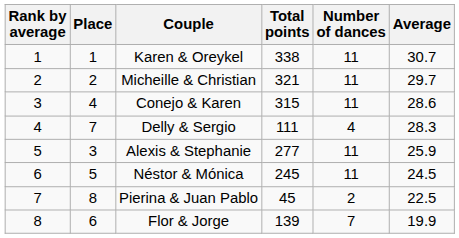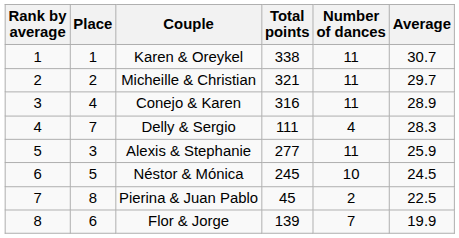(287, 103) 315 -> (287, 103) 316
(422, 103) 28.6 -> (422, 103) 28.9
(351, 174) 11 -> (351, 174) 10
